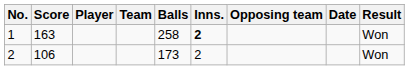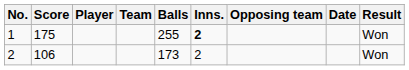(45, 35) 163 -> (45, 35) 175
(168, 35) 258 -> (168, 35) 255
